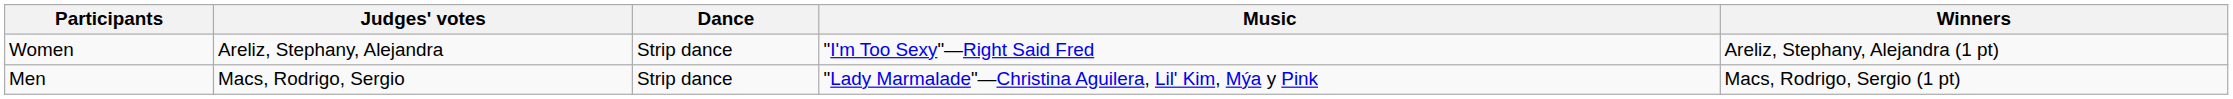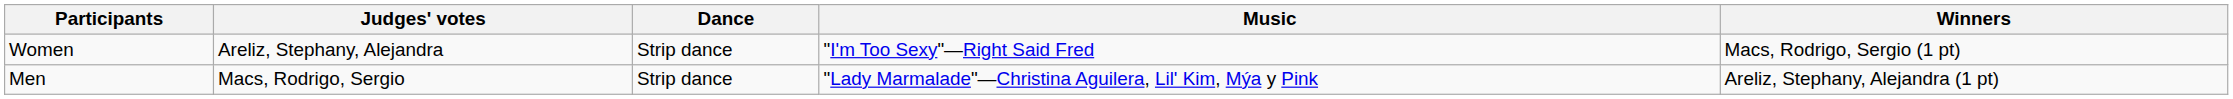(1862, 49) Areliz, Stephany, Alejandra (1 pt) -> (1843, 49) Macs, Rodrigo, Sergio (1 pt)
(1843, 79) Macs, Rodrigo, Sergio (1 pt) -> (1862, 79) Areliz, Stephany, Alejandra (1 pt)
